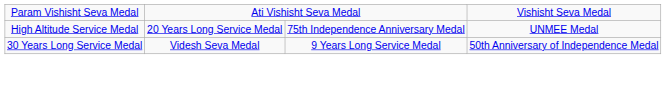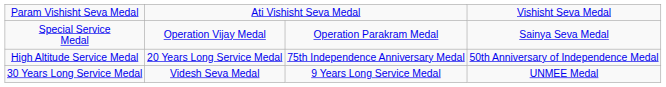+ row: (75, 35)
(564, 29) UNMEE Medal -> (564, 57) 50th Anniversary of Independence Medal
(564, 45) 50th Anniversary of Independence Medal -> (564, 73) UNMEE Medal
